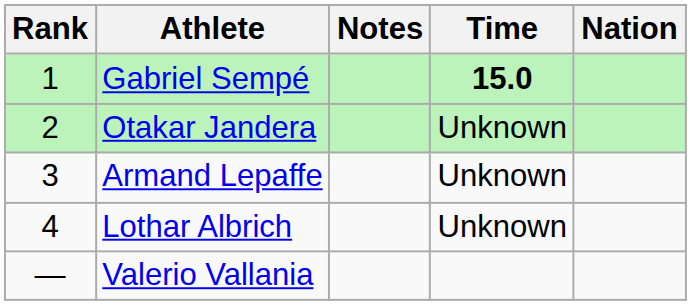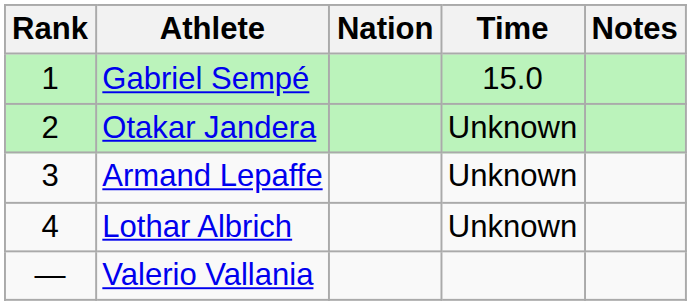columns swapped: (629, 29) <-> (380, 29)
(502, 78) bold -> (513, 78) normal
